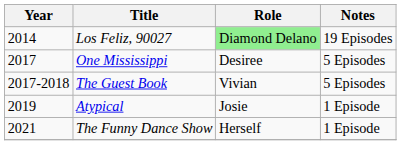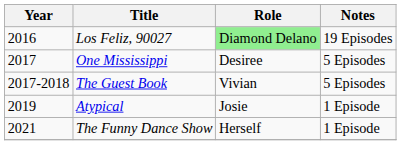(22, 38) 2014 -> (22, 38) 2016
